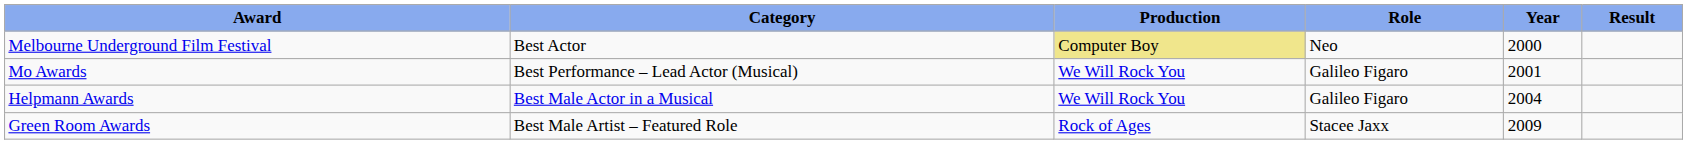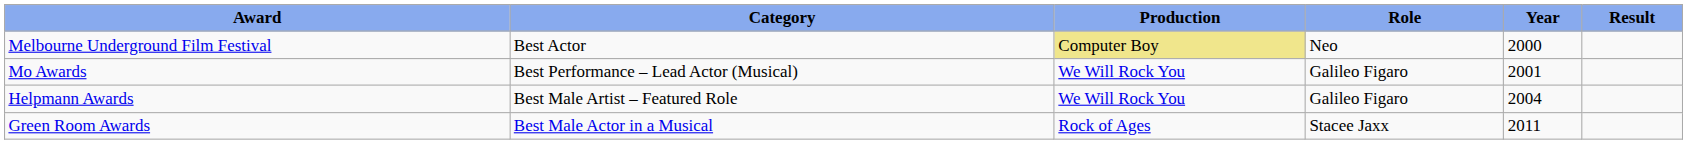(613, 98) Best Male Actor in a Musical -> (626, 98) Best Male Artist – Featured Role
(626, 125) Best Male Artist – Featured Role -> (613, 125) Best Male Actor in a Musical
(1525, 125) 2009 -> (1524, 125) 2011
